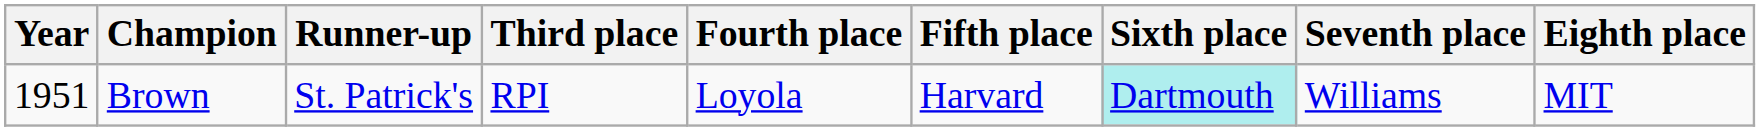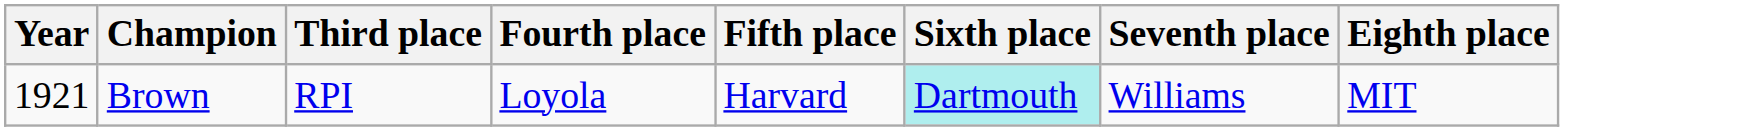- column: (384, 34)
(52, 94) 1951 -> (52, 94) 1921
